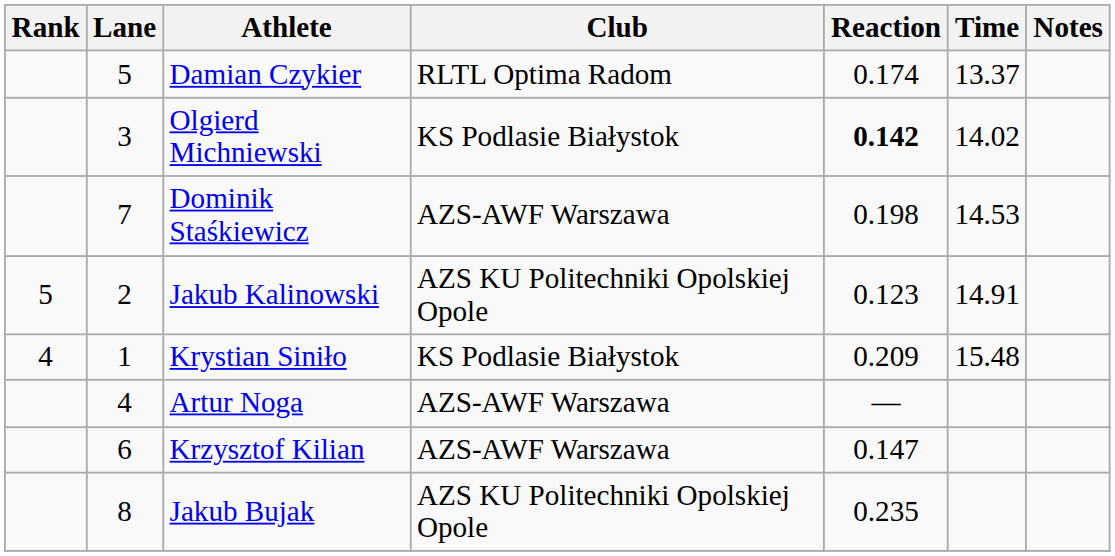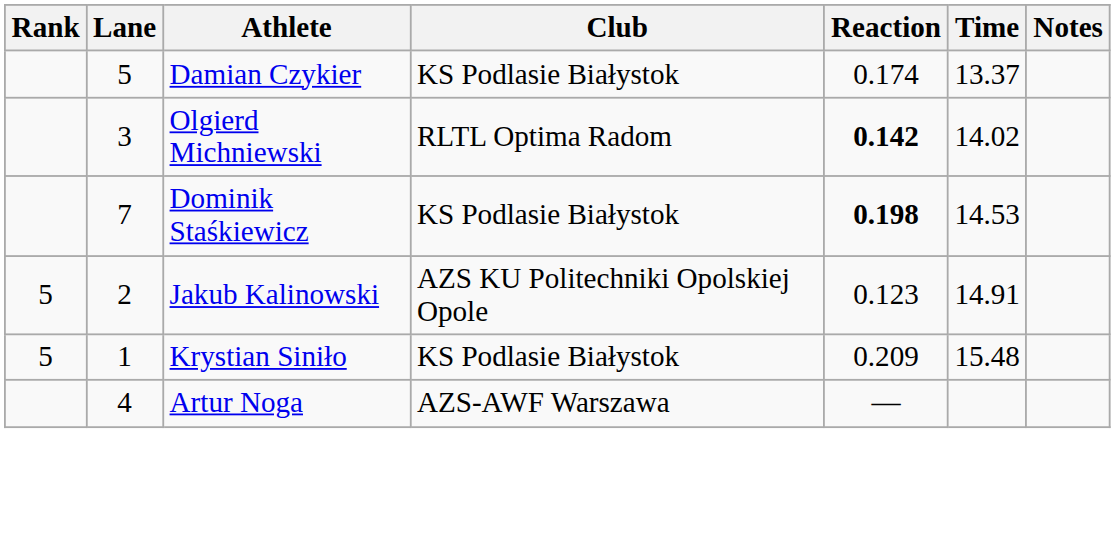(544, 73) RLTL Optima Radom -> (548, 73) KS Podlasie Białystok
(548, 136) KS Podlasie Białystok -> (544, 136) RLTL Optima Radom
(543, 215) AZS-AWF Warszawa -> (548, 215) KS Podlasie Białystok
(886, 215) normal -> (886, 215) bold
(46, 356) 4 -> (46, 356) 5
- row: (267, 449)
- row: (242, 511)
